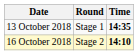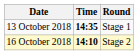columns swapped: (120, 12) <-> (90, 12)
